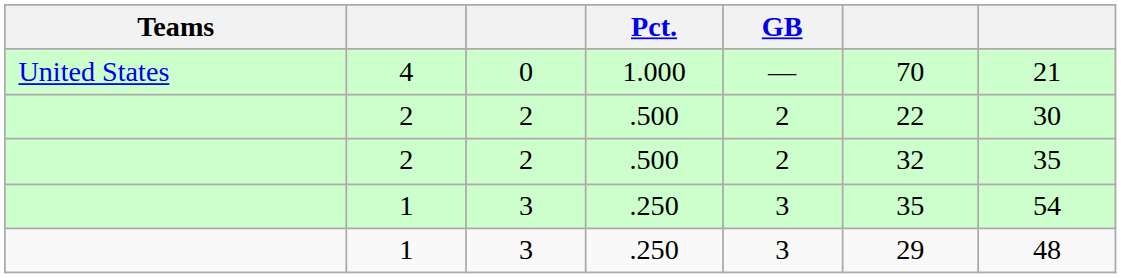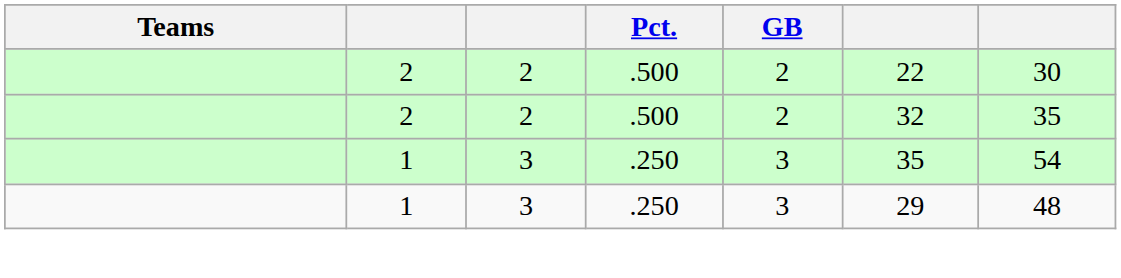- row: (406, 71)
